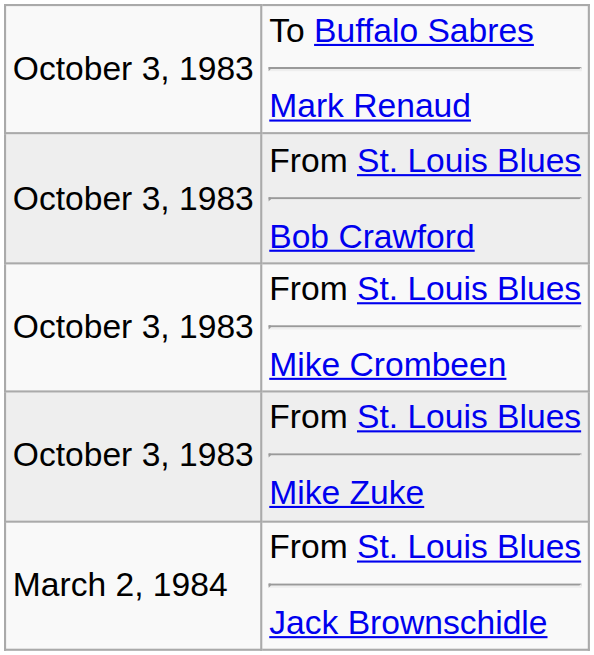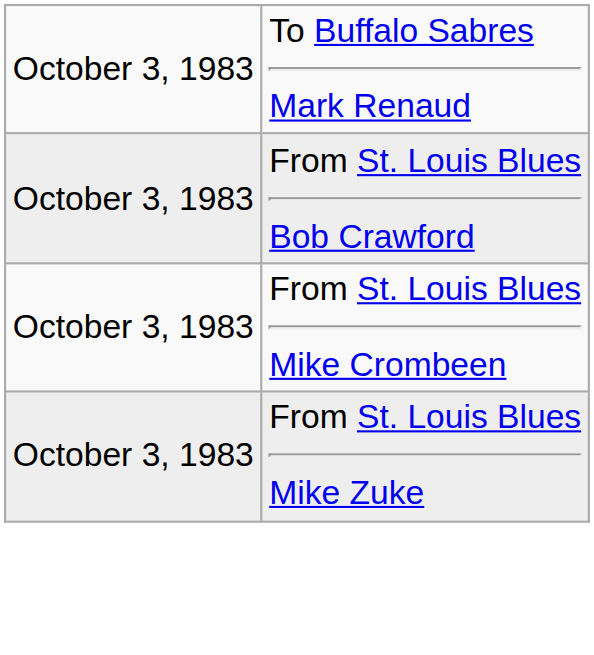- row: (425, 584)
